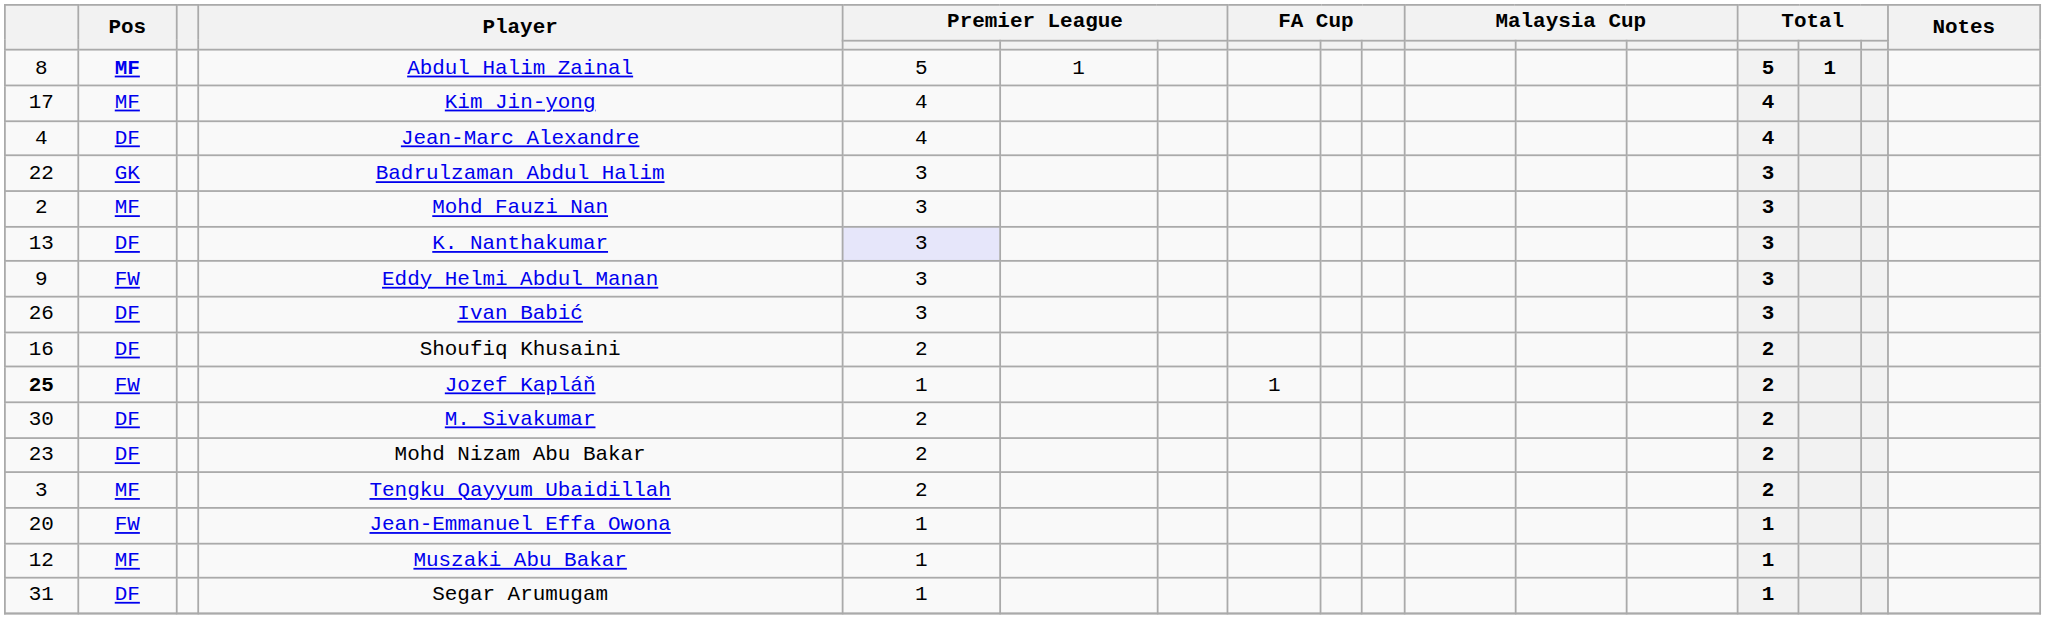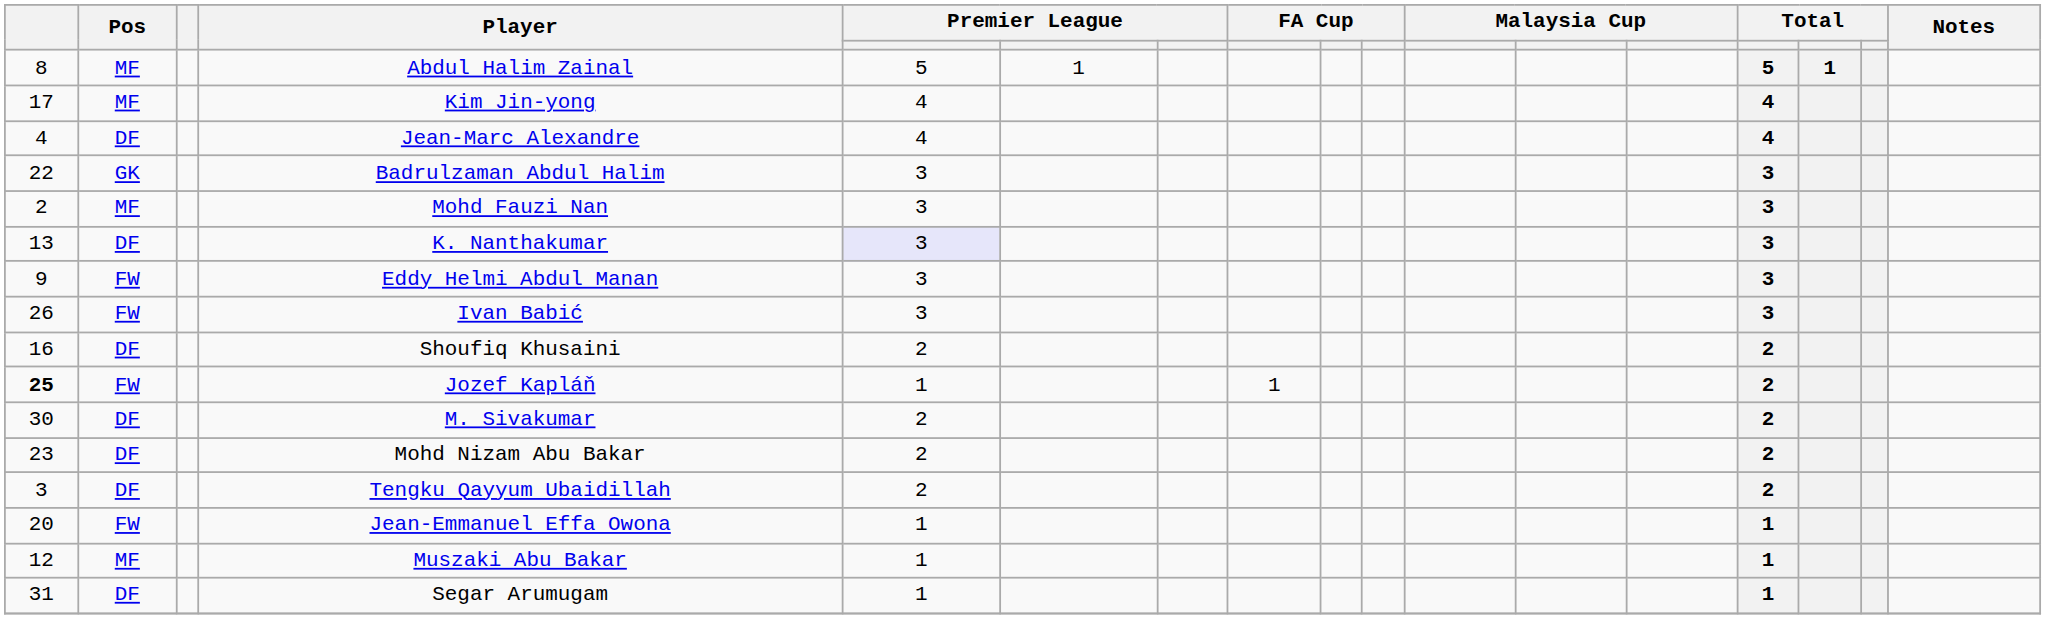(127, 67) bold -> (127, 67) normal
(127, 314) DF -> (127, 314) FW
(127, 490) MF -> (127, 490) DF
